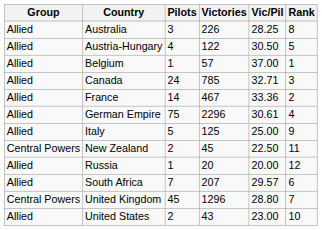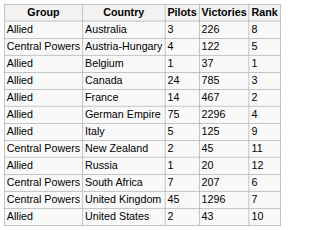- column: (268, 13)
(20, 47) Allied -> (43, 47) Central Powers
(208, 64) 57 -> (208, 64) 37
(20, 183) Allied -> (43, 183) Central Powers
